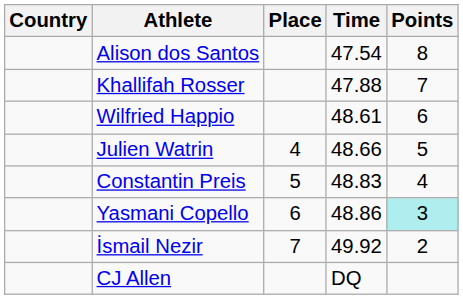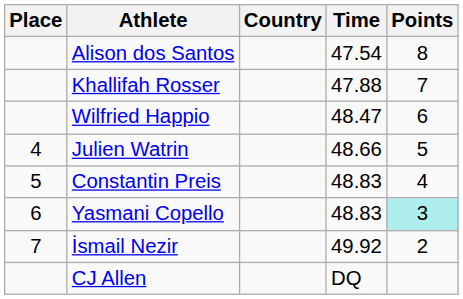columns swapped: (295, 20) <-> (48, 20)
(356, 117) 48.61 -> (356, 117) 48.47
(356, 213) 48.86 -> (356, 213) 48.83
